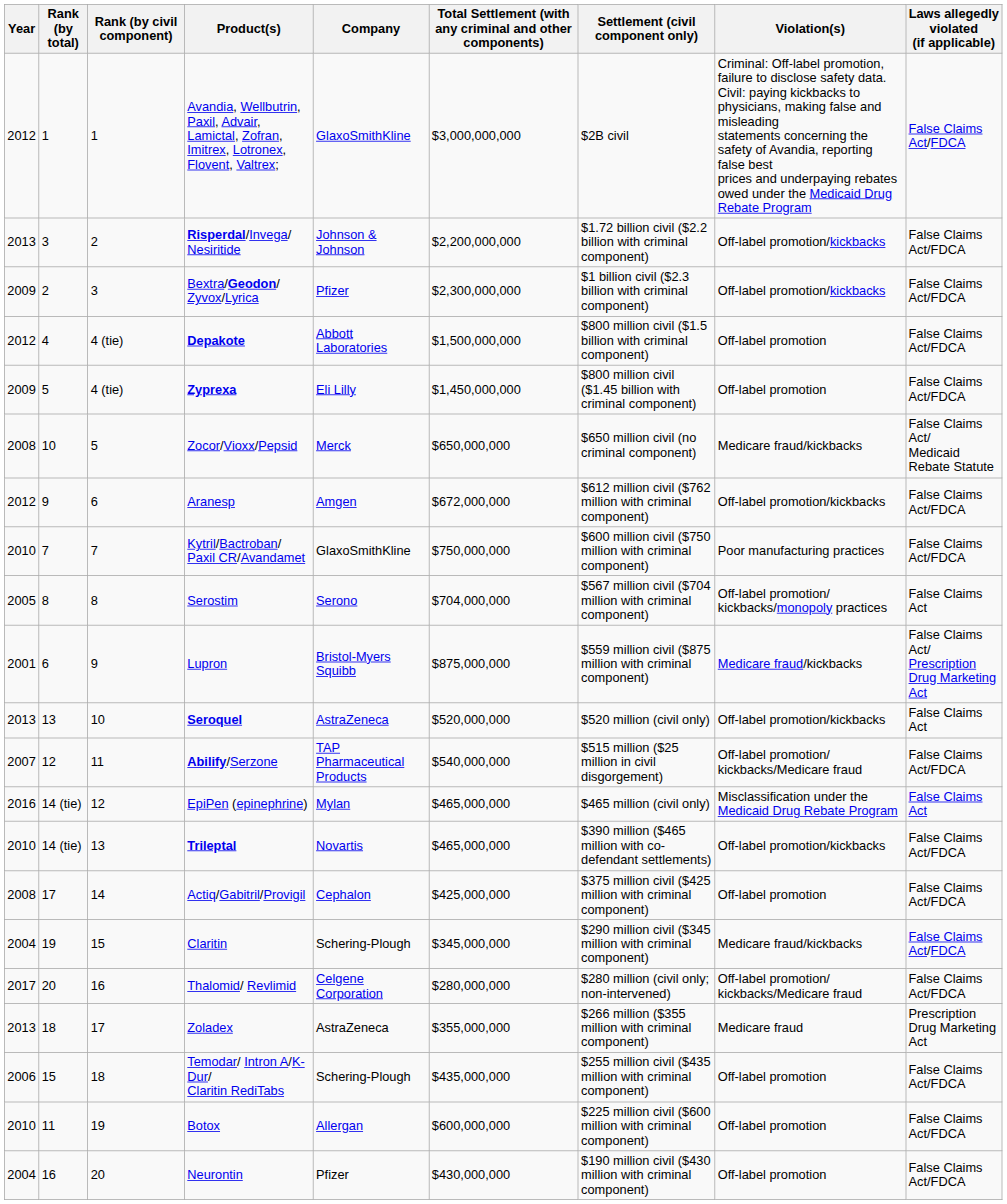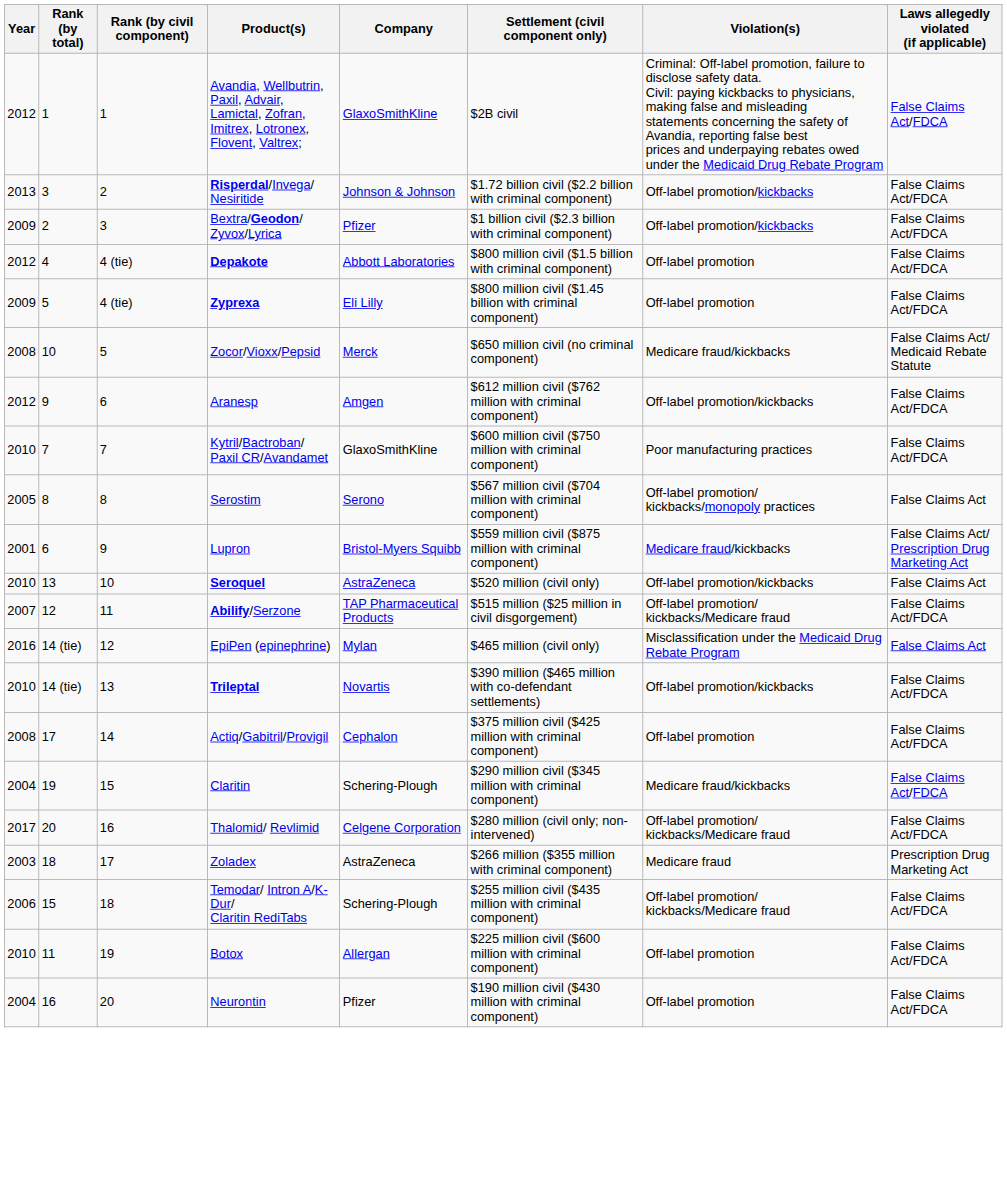- column: (504, 29)
(22, 720) 2013 -> (22, 583) 2010
(22, 1028) 2013 -> (22, 862) 2003
(772, 1077) Off-label promotion -> (718, 904) Off-label promotion/ kickbacks/Medicare fraud
